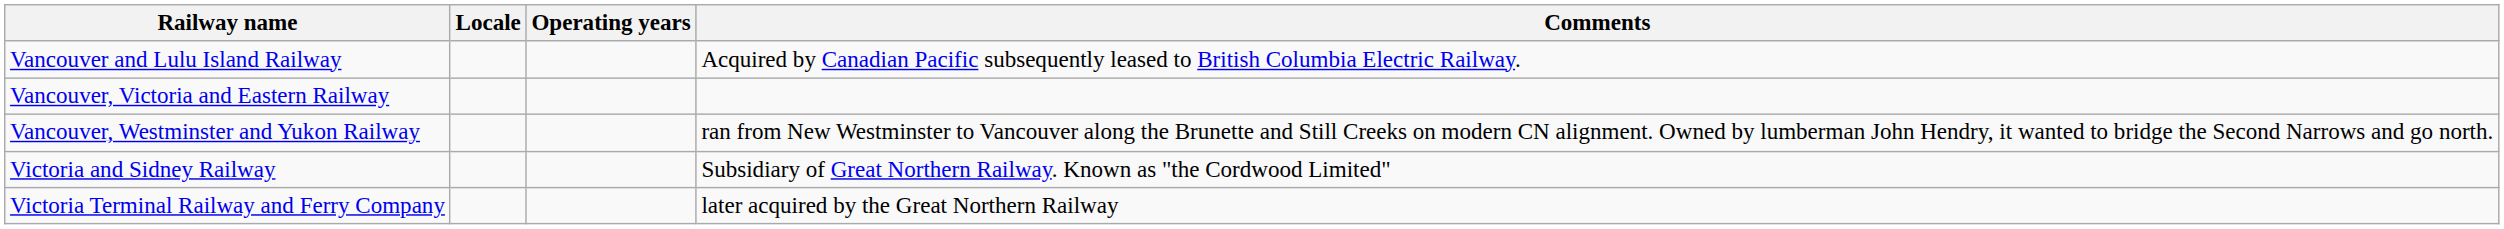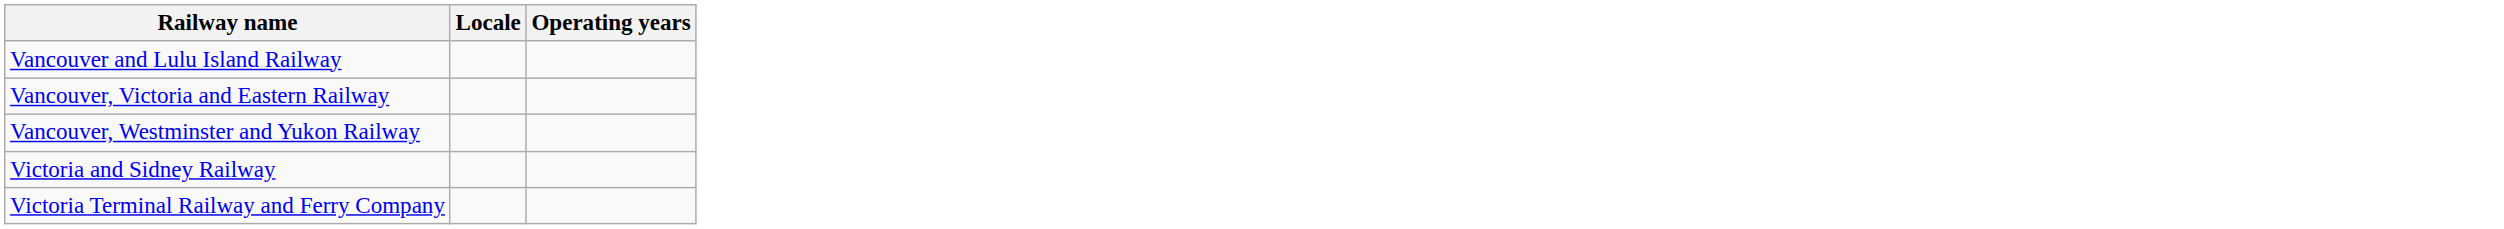- column: (1597, 22)
